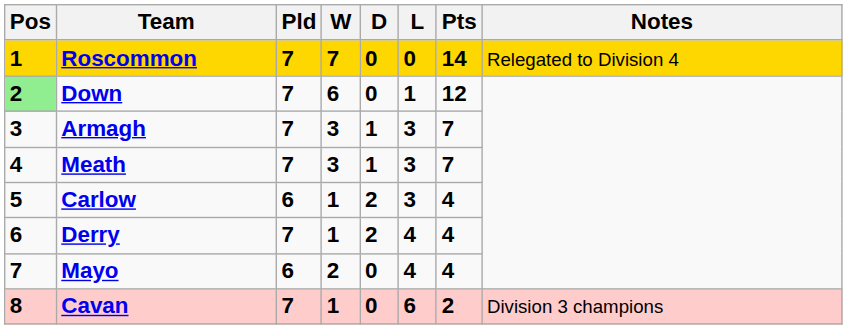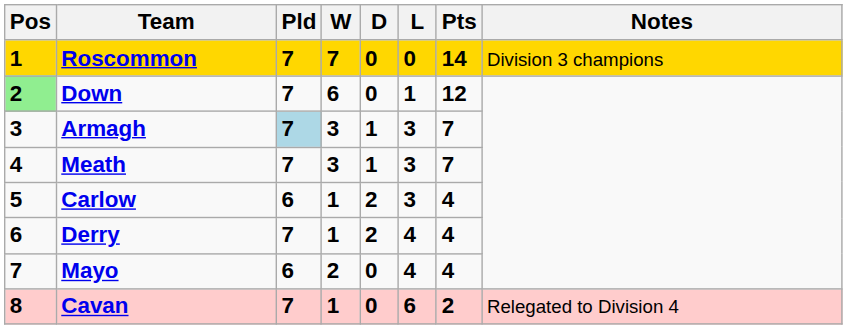(583, 59) Relegated to Division 4 -> (575, 59) Division 3 champions
(288, 128) no background -> (288, 128) lightblue background
(575, 307) Division 3 champions -> (583, 307) Relegated to Division 4
